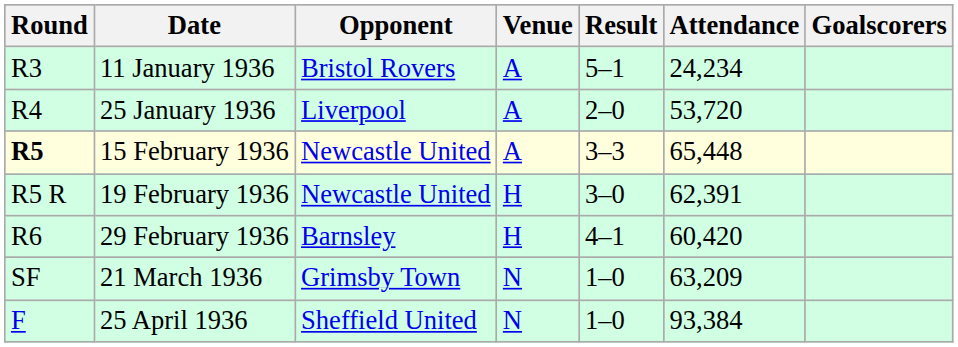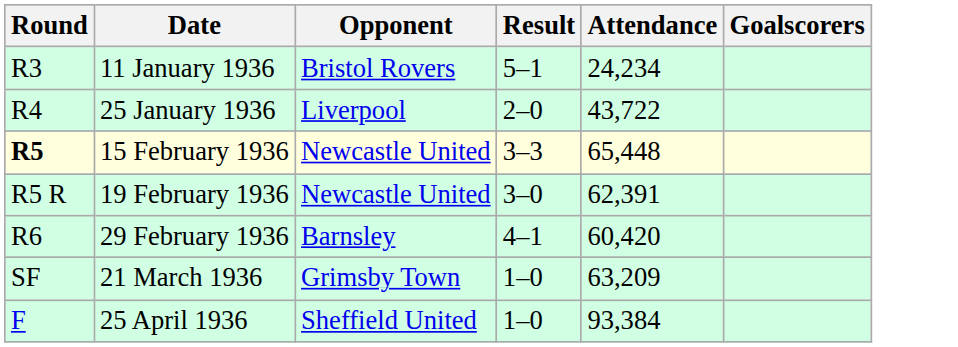- column: (538, 25)
(706, 109) 53,720 -> (624, 109) 43,722
